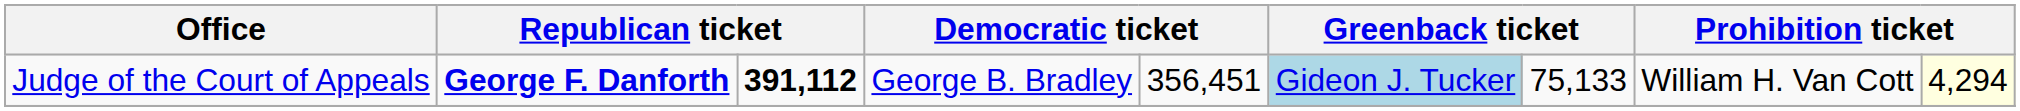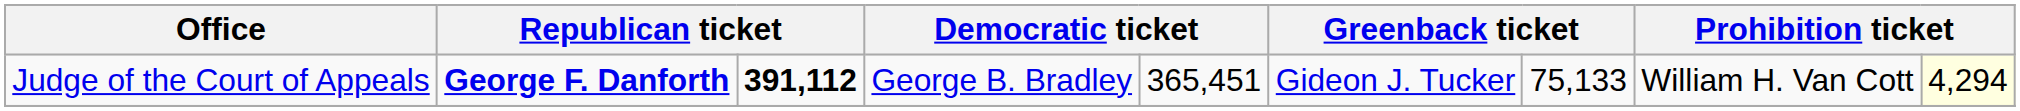(1204, 79) 356,451 -> (1204, 79) 365,451
(1396, 79) lightblue background -> (1396, 79) no background
